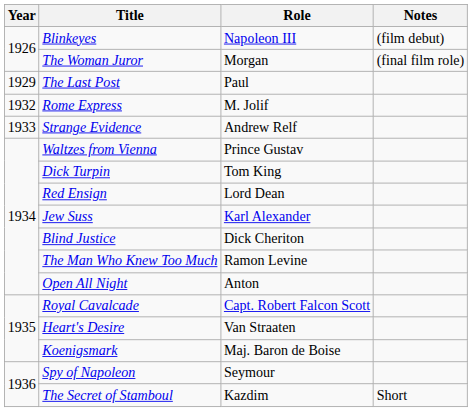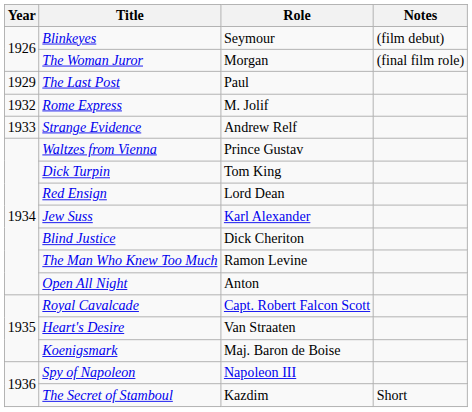(260, 37) Napoleon III -> (249, 37) Seymour
(249, 372) Seymour -> (260, 372) Napoleon III
